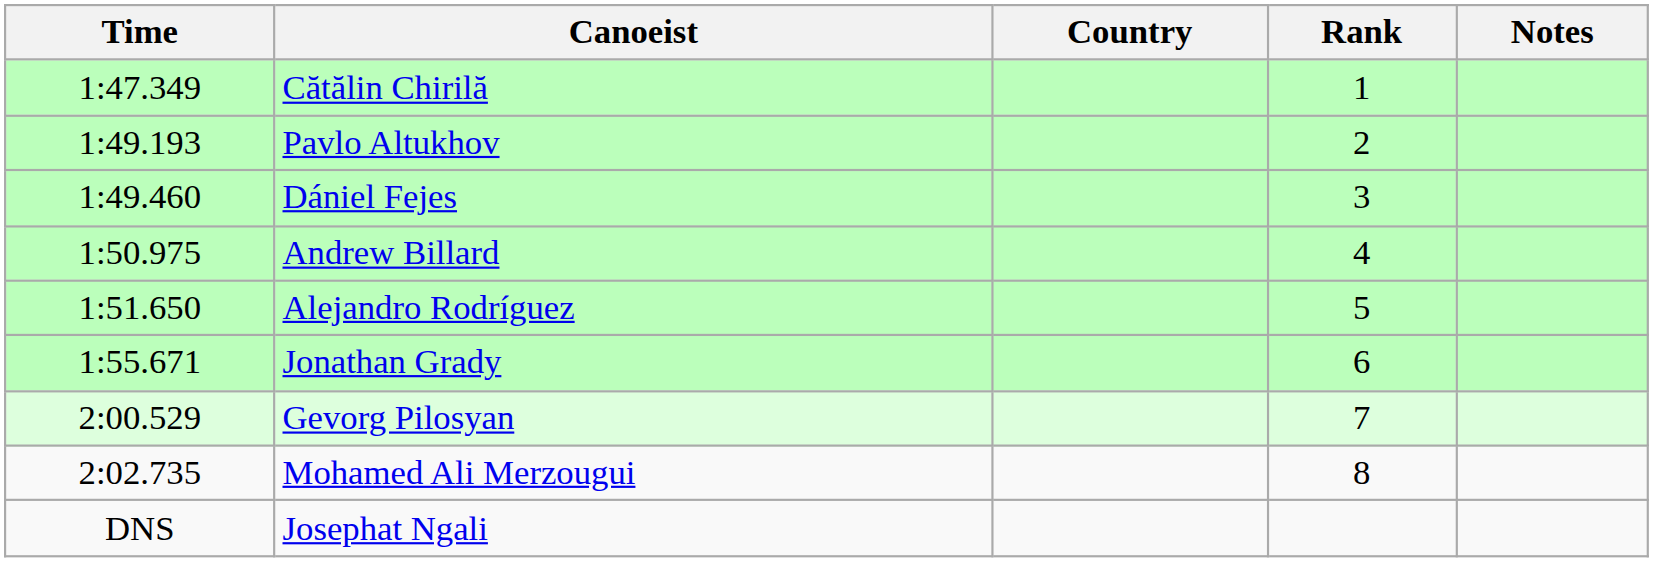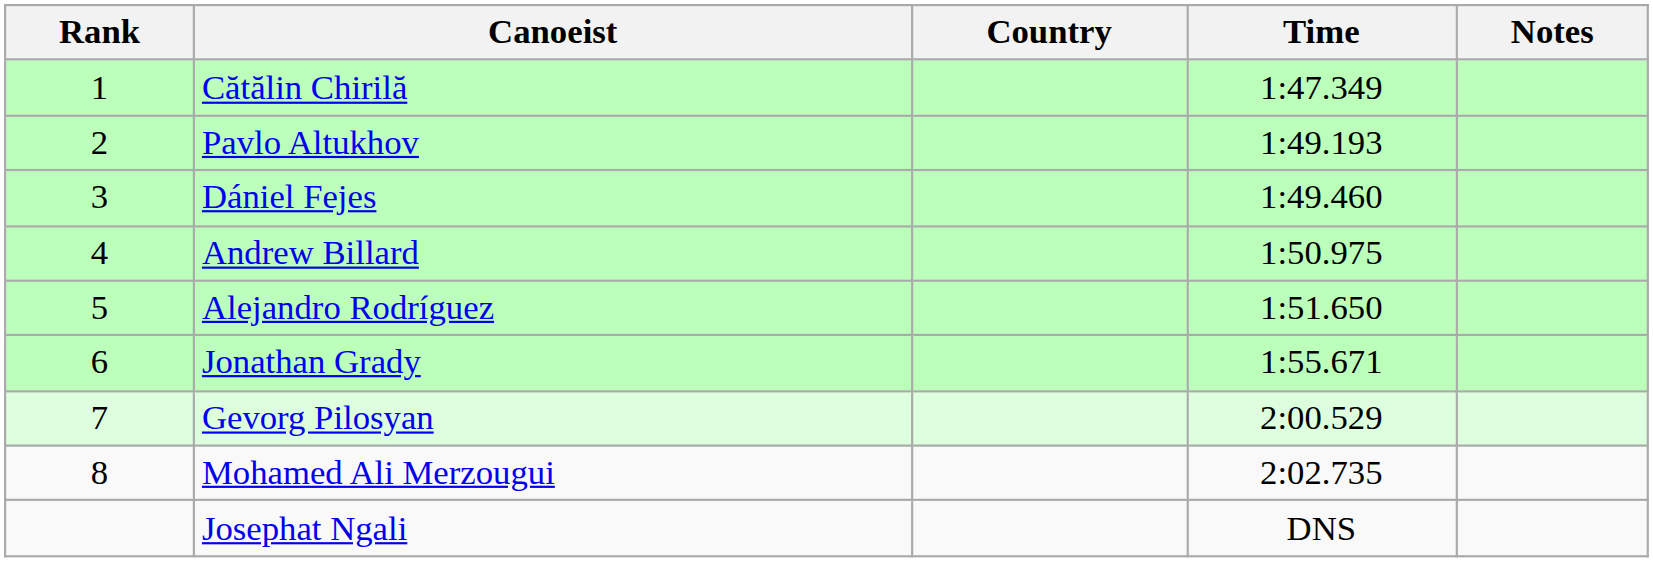columns swapped: (1362, 32) <-> (140, 32)
